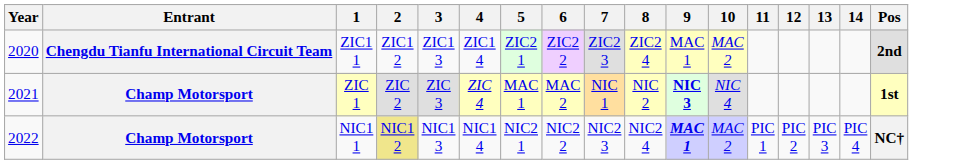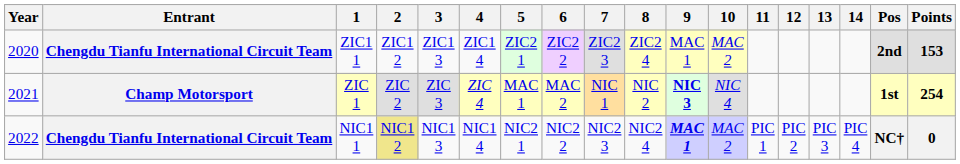+ column: (932, 17)
(189, 138) Champ Motorsport -> (189, 138) Chengdu Tianfu International Circuit Team
